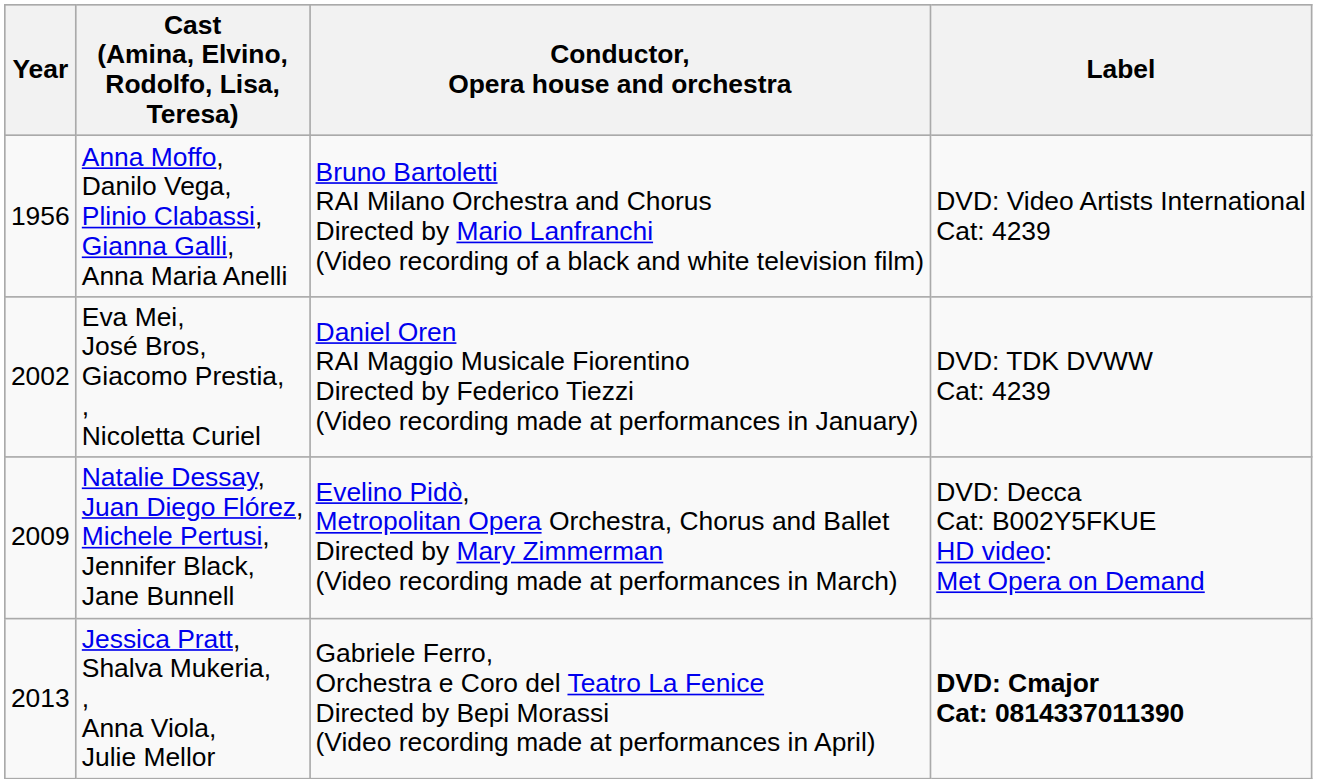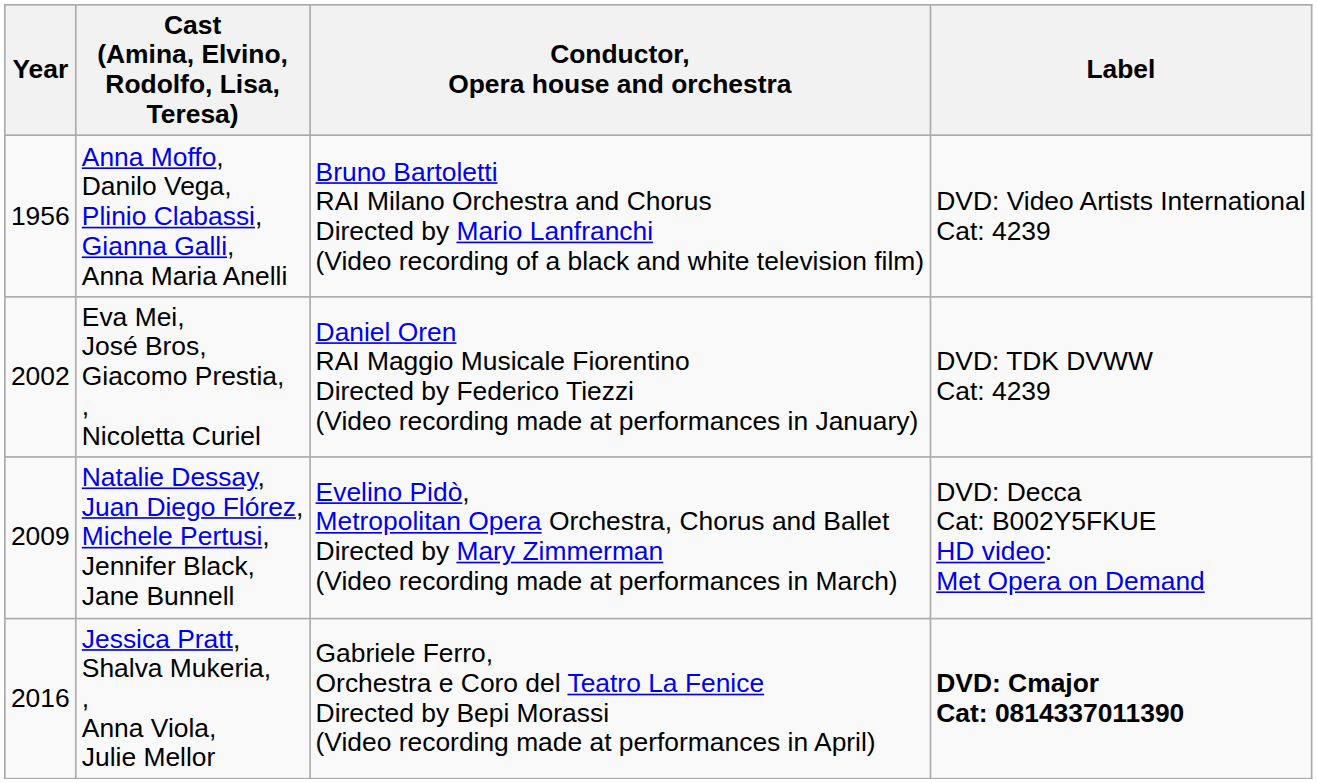(40, 697) 2013 -> (40, 697) 2016
